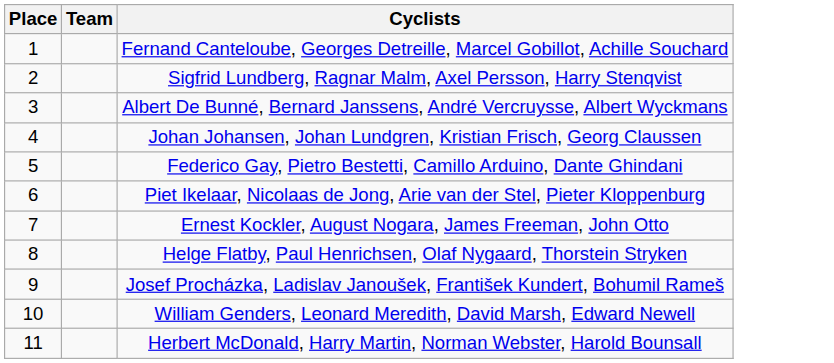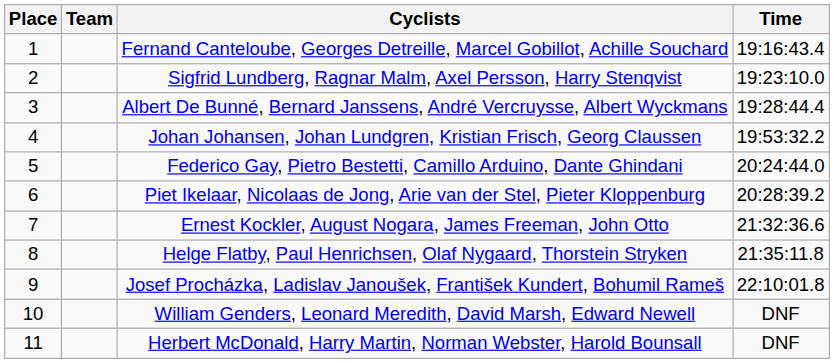+ column: (781, 19)
